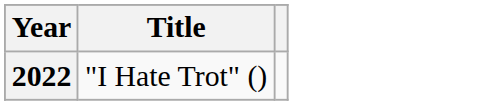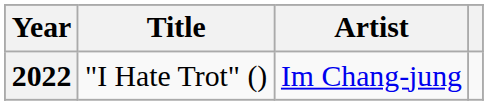+ column: (371, 28)
